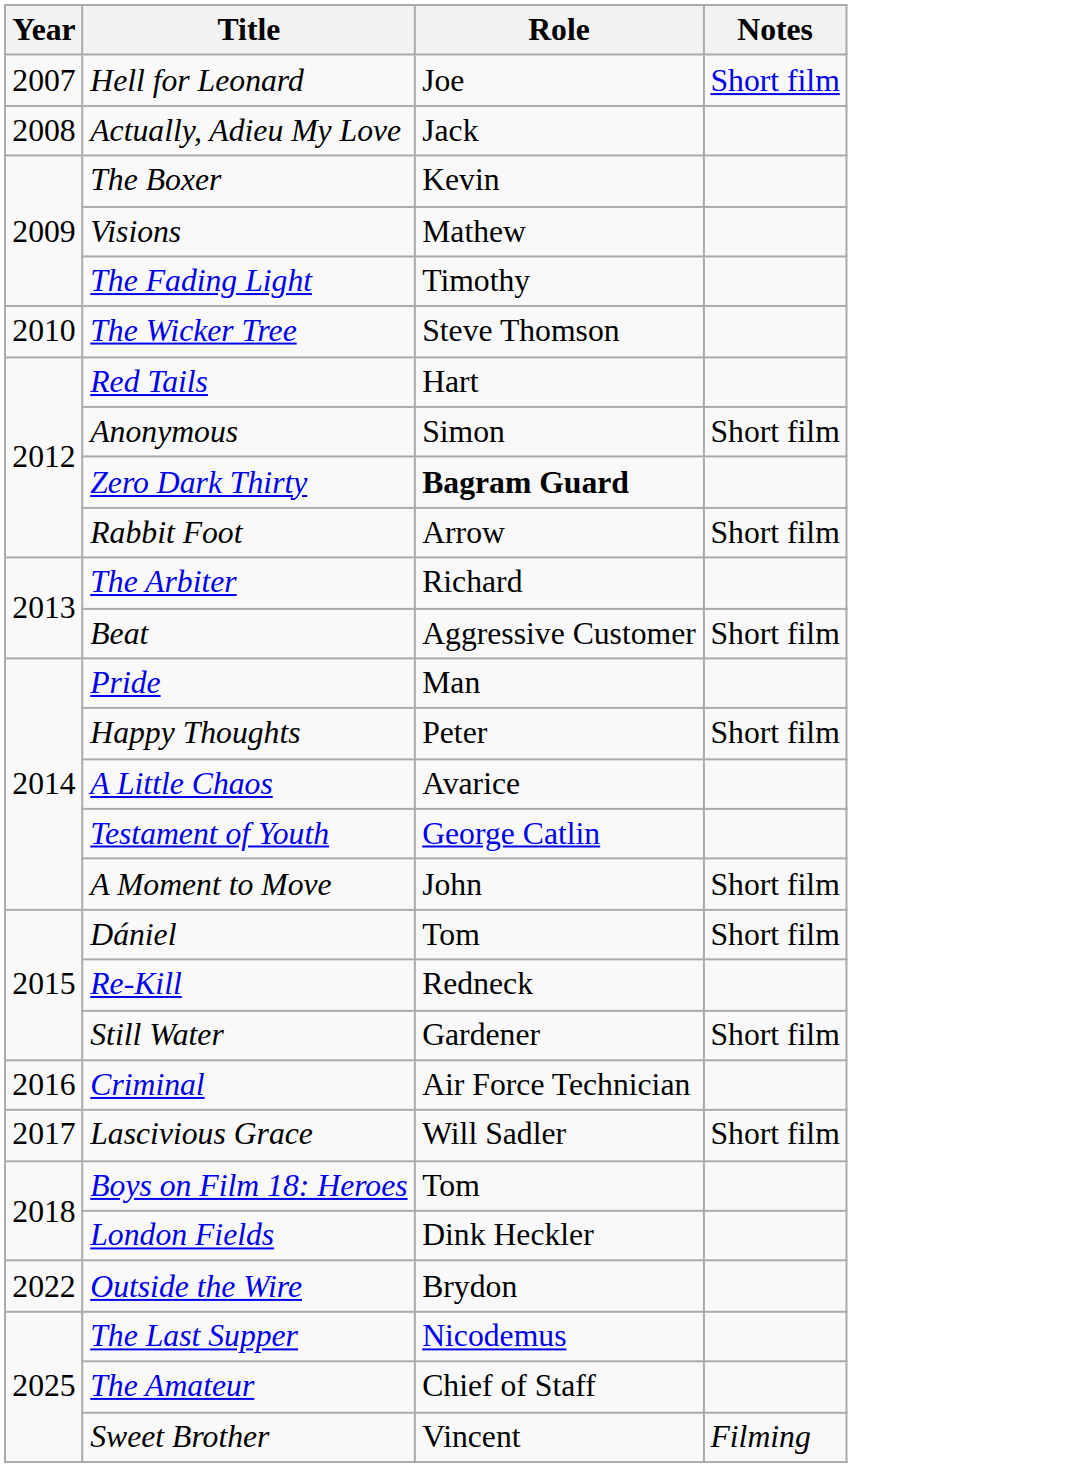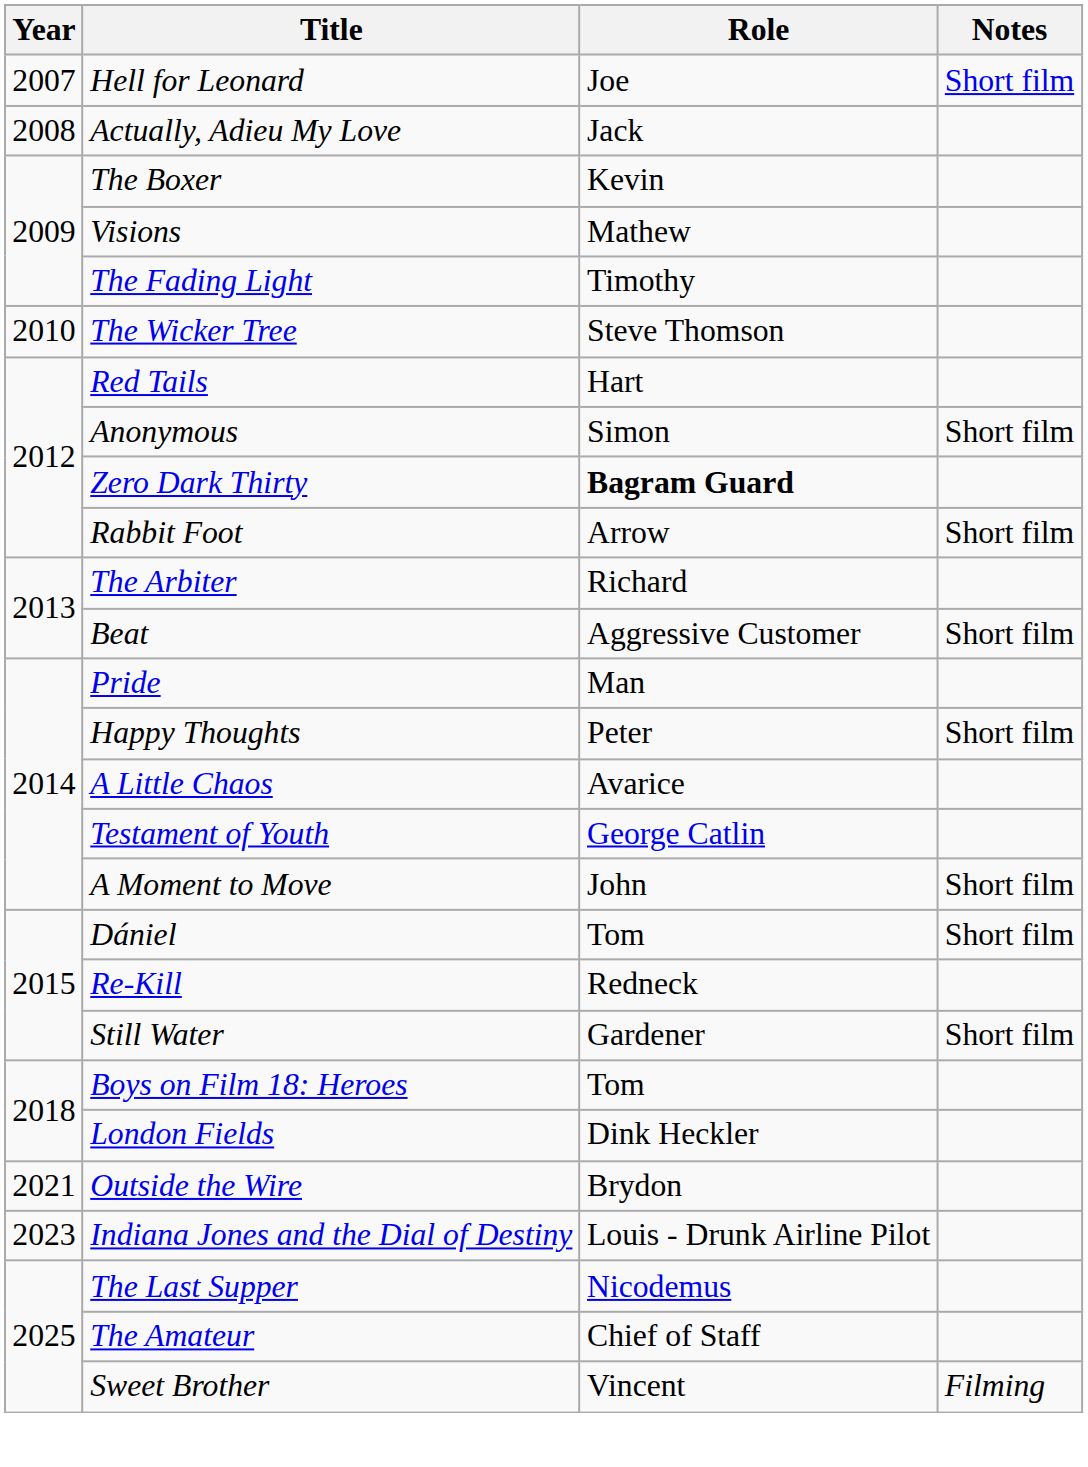- row: (147, 1084)
- row: (202, 1134)
(44, 1285) 2022 -> (44, 1185) 2021
+ row: (331, 1235)
